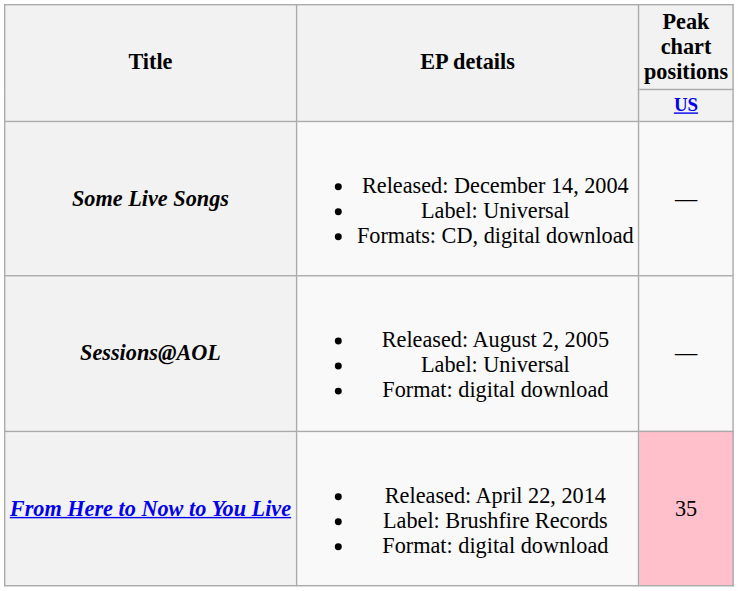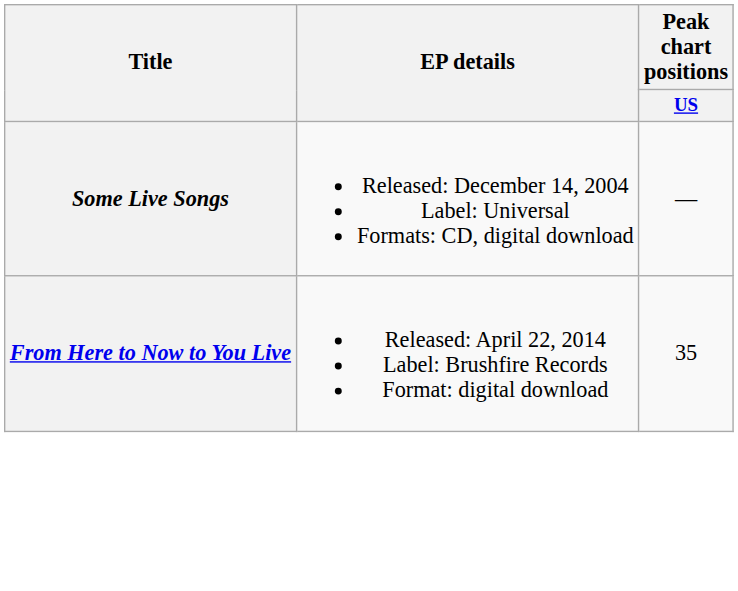- row: (150, 353)
(686, 508) pink background -> (686, 353) no background
